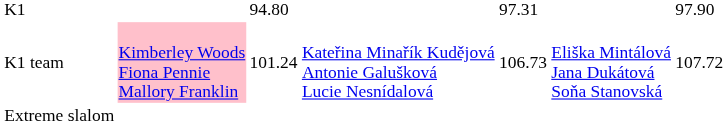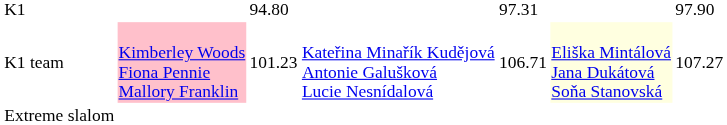(274, 62) 101.24 -> (274, 62) 101.23
(523, 62) 106.73 -> (523, 62) 106.71
(611, 72) no background -> (611, 72) lightyellow background
(699, 62) 107.72 -> (699, 62) 107.27
